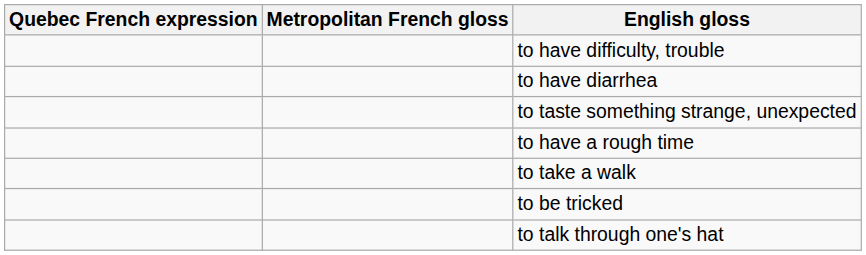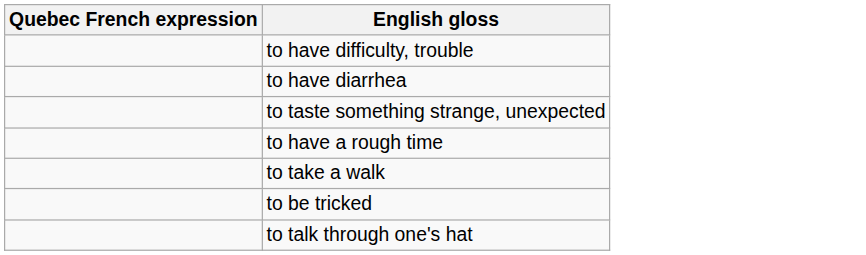- column: (388, 19)
